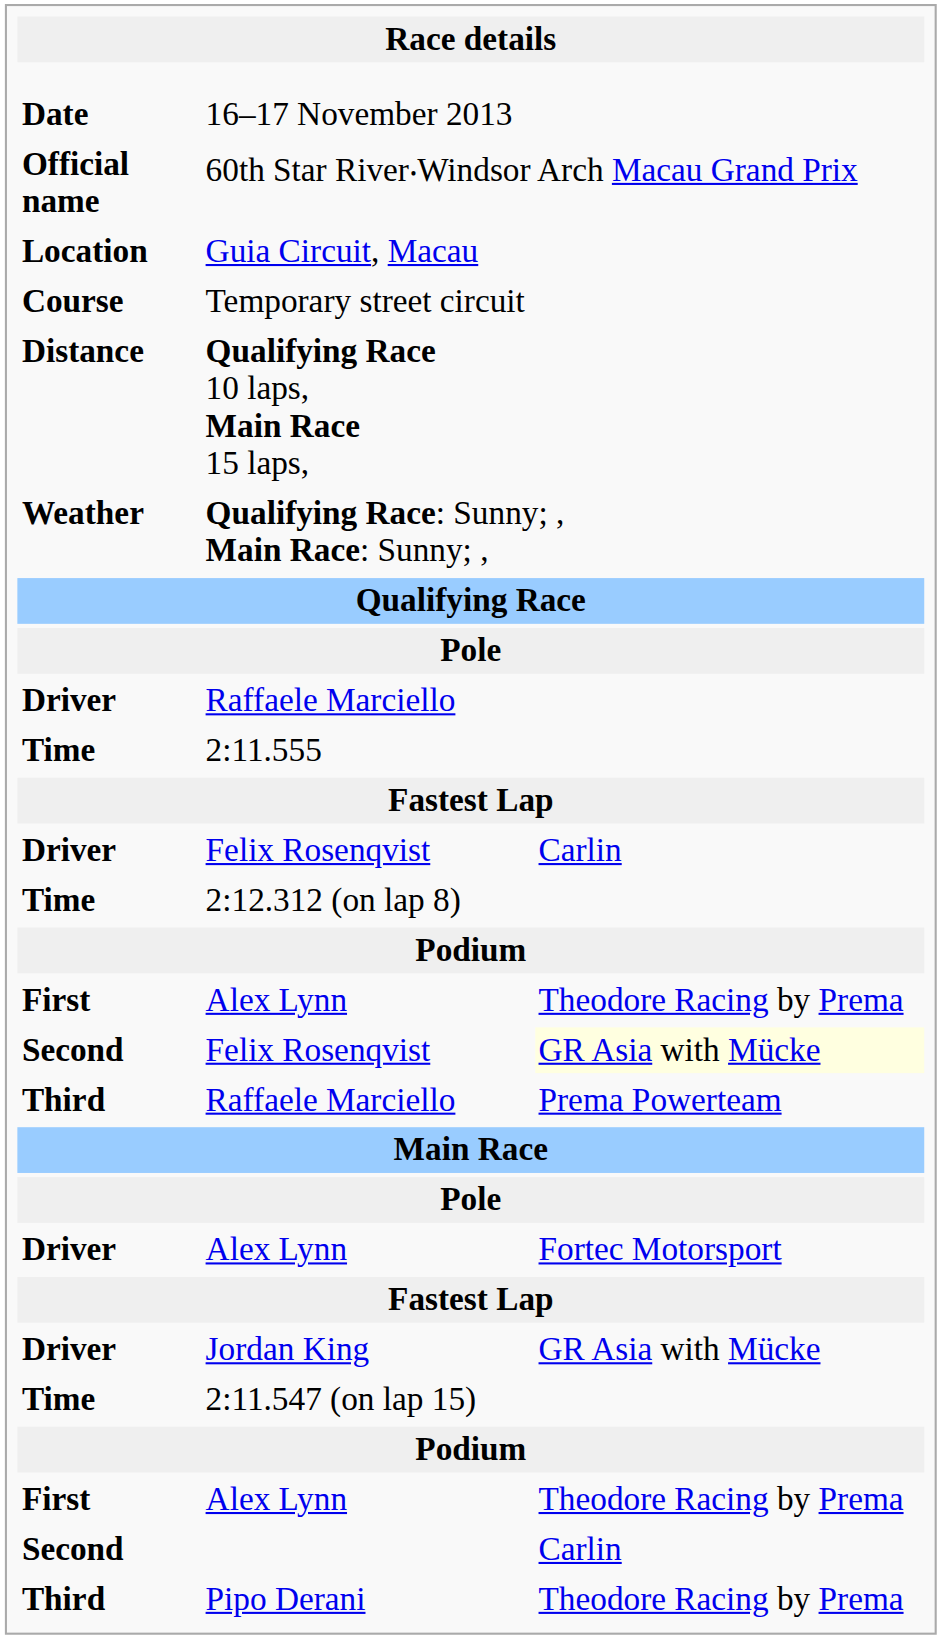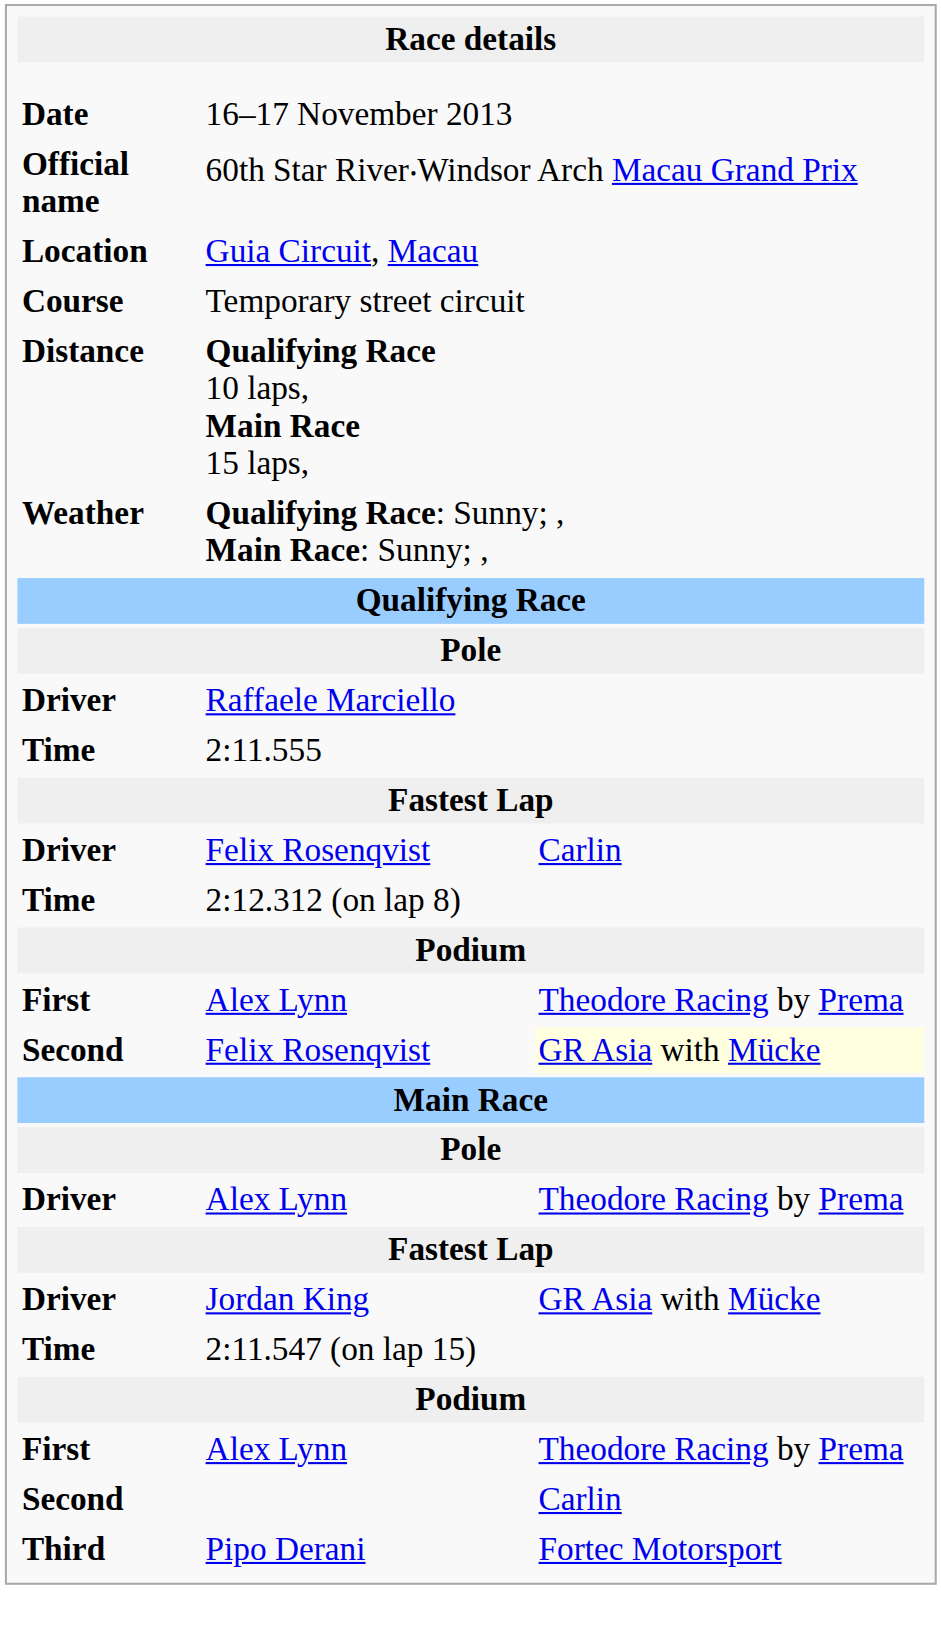- row: (64, 1100)
(660, 1249) Fortec Motorsport -> (721, 1199) Theodore Racing by Prema
(721, 1599) Theodore Racing by Prema -> (660, 1549) Fortec Motorsport
